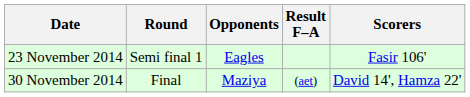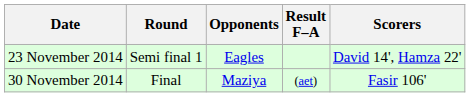(397, 56) Fasir 106' -> (397, 56) David 14', Hamza 22'
(397, 80) David 14', Hamza 22' -> (397, 80) Fasir 106'
